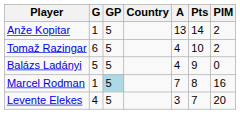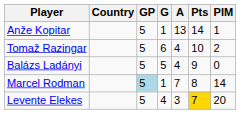columns swapped: (148, 13) <-> (96, 13)
(217, 30) 2 -> (217, 30) 1
(220, 83) 16 -> (220, 83) 14
(194, 100) no background -> (194, 100) gold background
